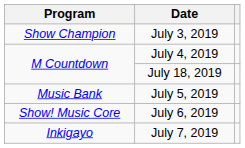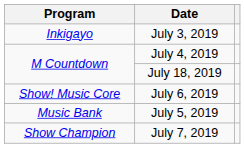(70, 34) Show Champion -> (70, 34) Inkigayo
rows swapped: (185, 93) <-> (185, 113)
(70, 133) Inkigayo -> (70, 133) Show Champion
